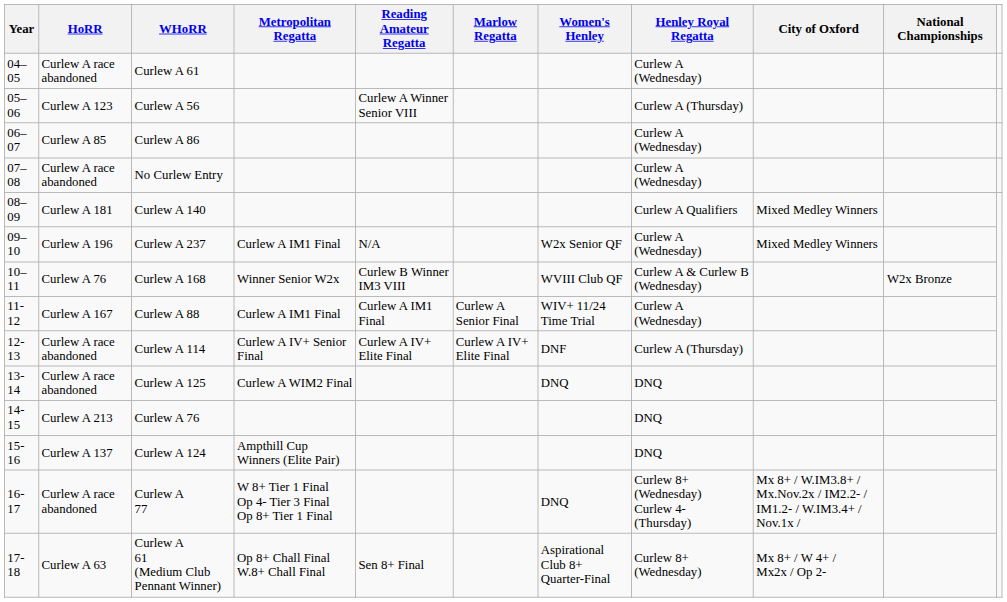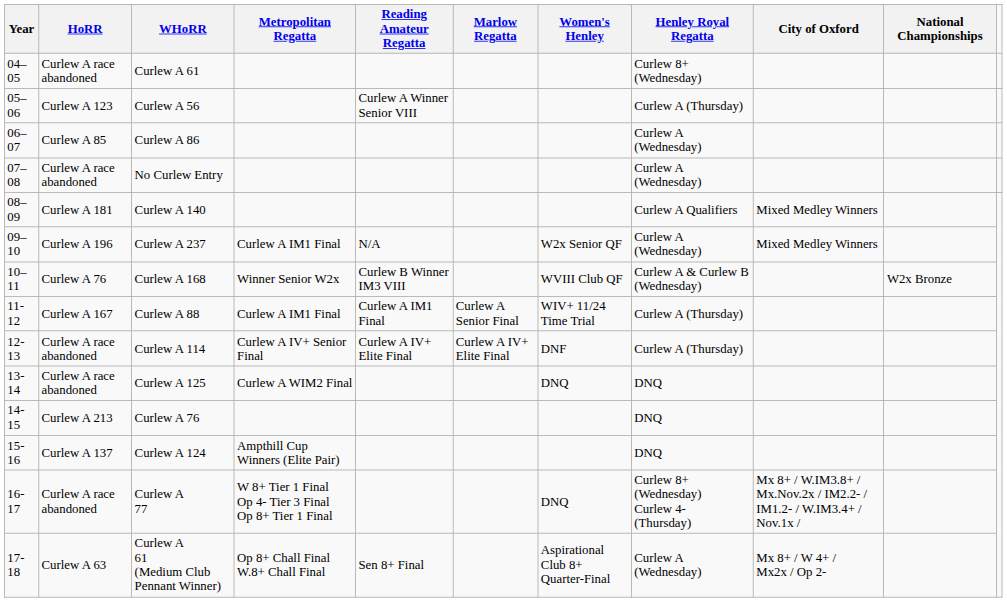(668, 70) Curlew A (Wednesday) -> (668, 70) Curlew 8+ (Wednesday)
(668, 313) Curlew A (Wednesday) -> (689, 313) Curlew A (Thursday)
(668, 565) Curlew 8+ (Wednesday) -> (668, 565) Curlew A (Wednesday)
